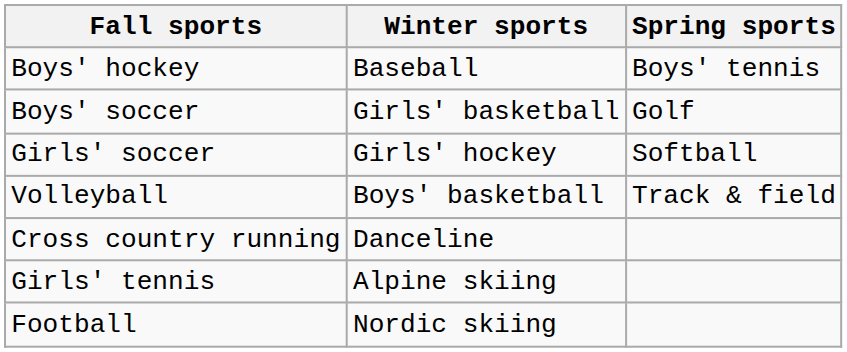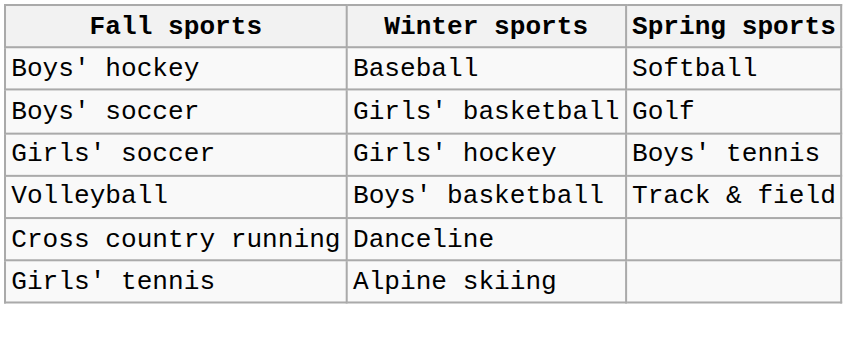(726, 69) Boys' tennis -> (695, 69) Softball
(695, 154) Softball -> (726, 154) Boys' tennis
- row: (74, 324)
